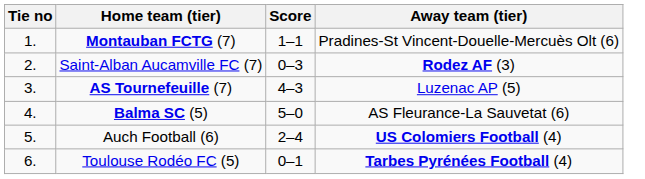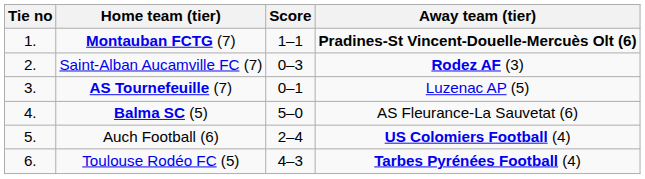(469, 40) normal -> (478, 40) bold
(290, 88) 4–3 -> (290, 88) 0–1
(290, 161) 0–1 -> (290, 161) 4–3
